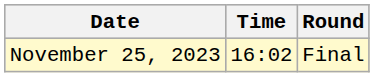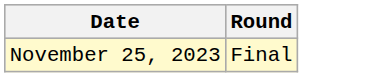- column: (261, 22)
